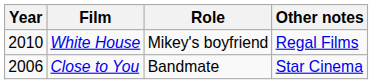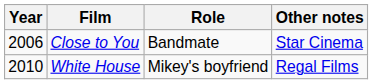rows swapped: (95, 67) <-> (95, 42)
